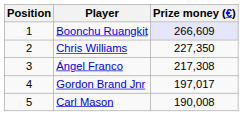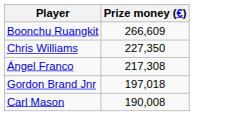- column: (29, 13)
(194, 31) lavender background -> (145, 31) no background
(194, 84) 197,017 -> (145, 84) 197,018
